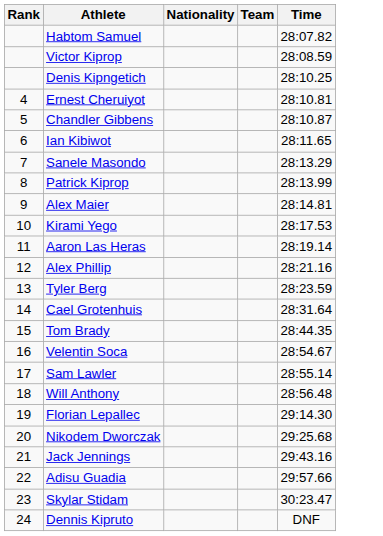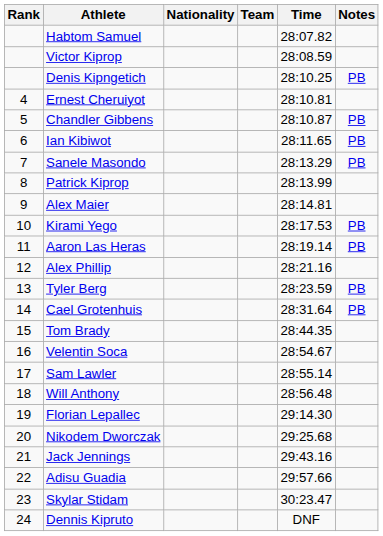+ column: (357, 15)
